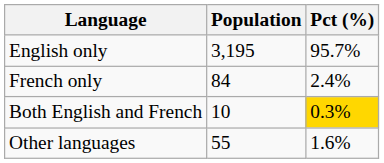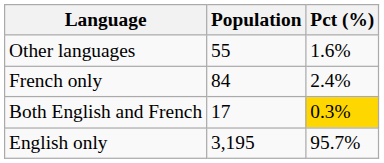rows swapped: (58, 50) <-> (72, 142)
(221, 111) 10 -> (221, 111) 17
